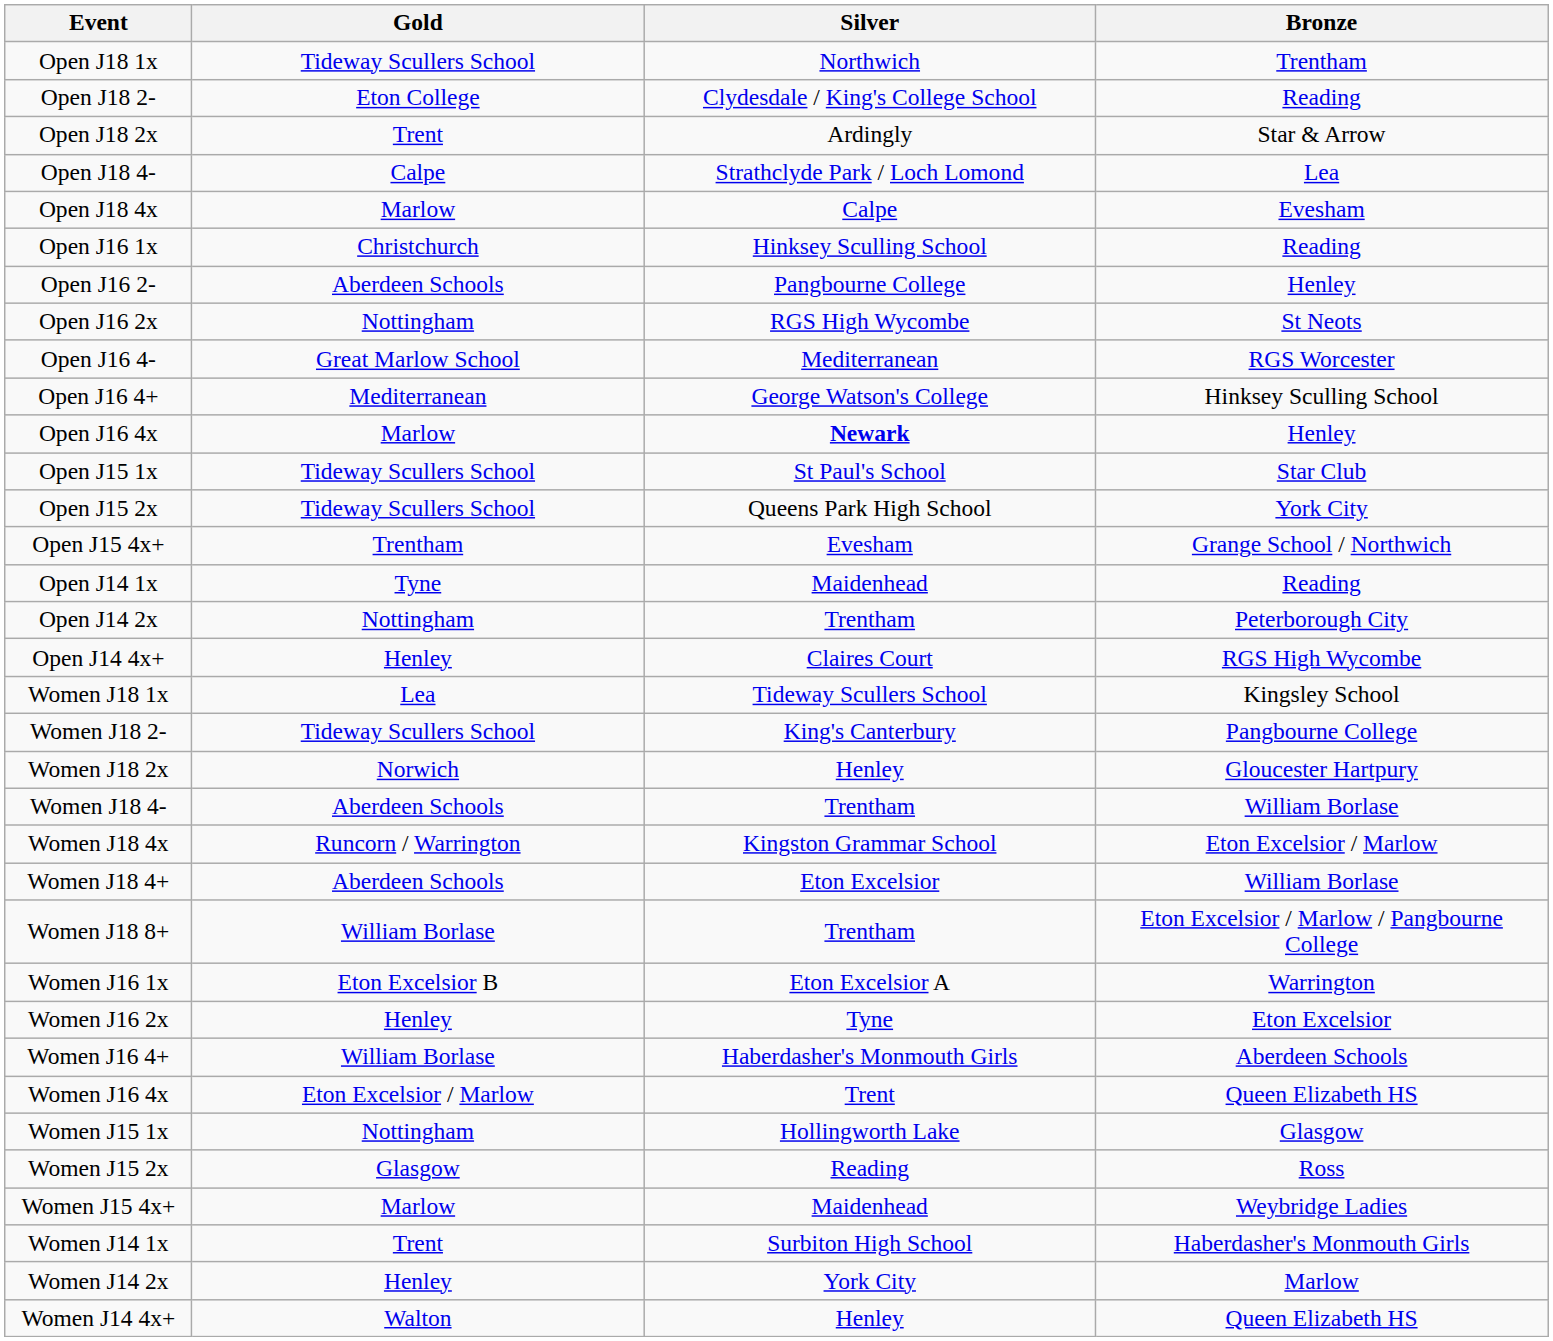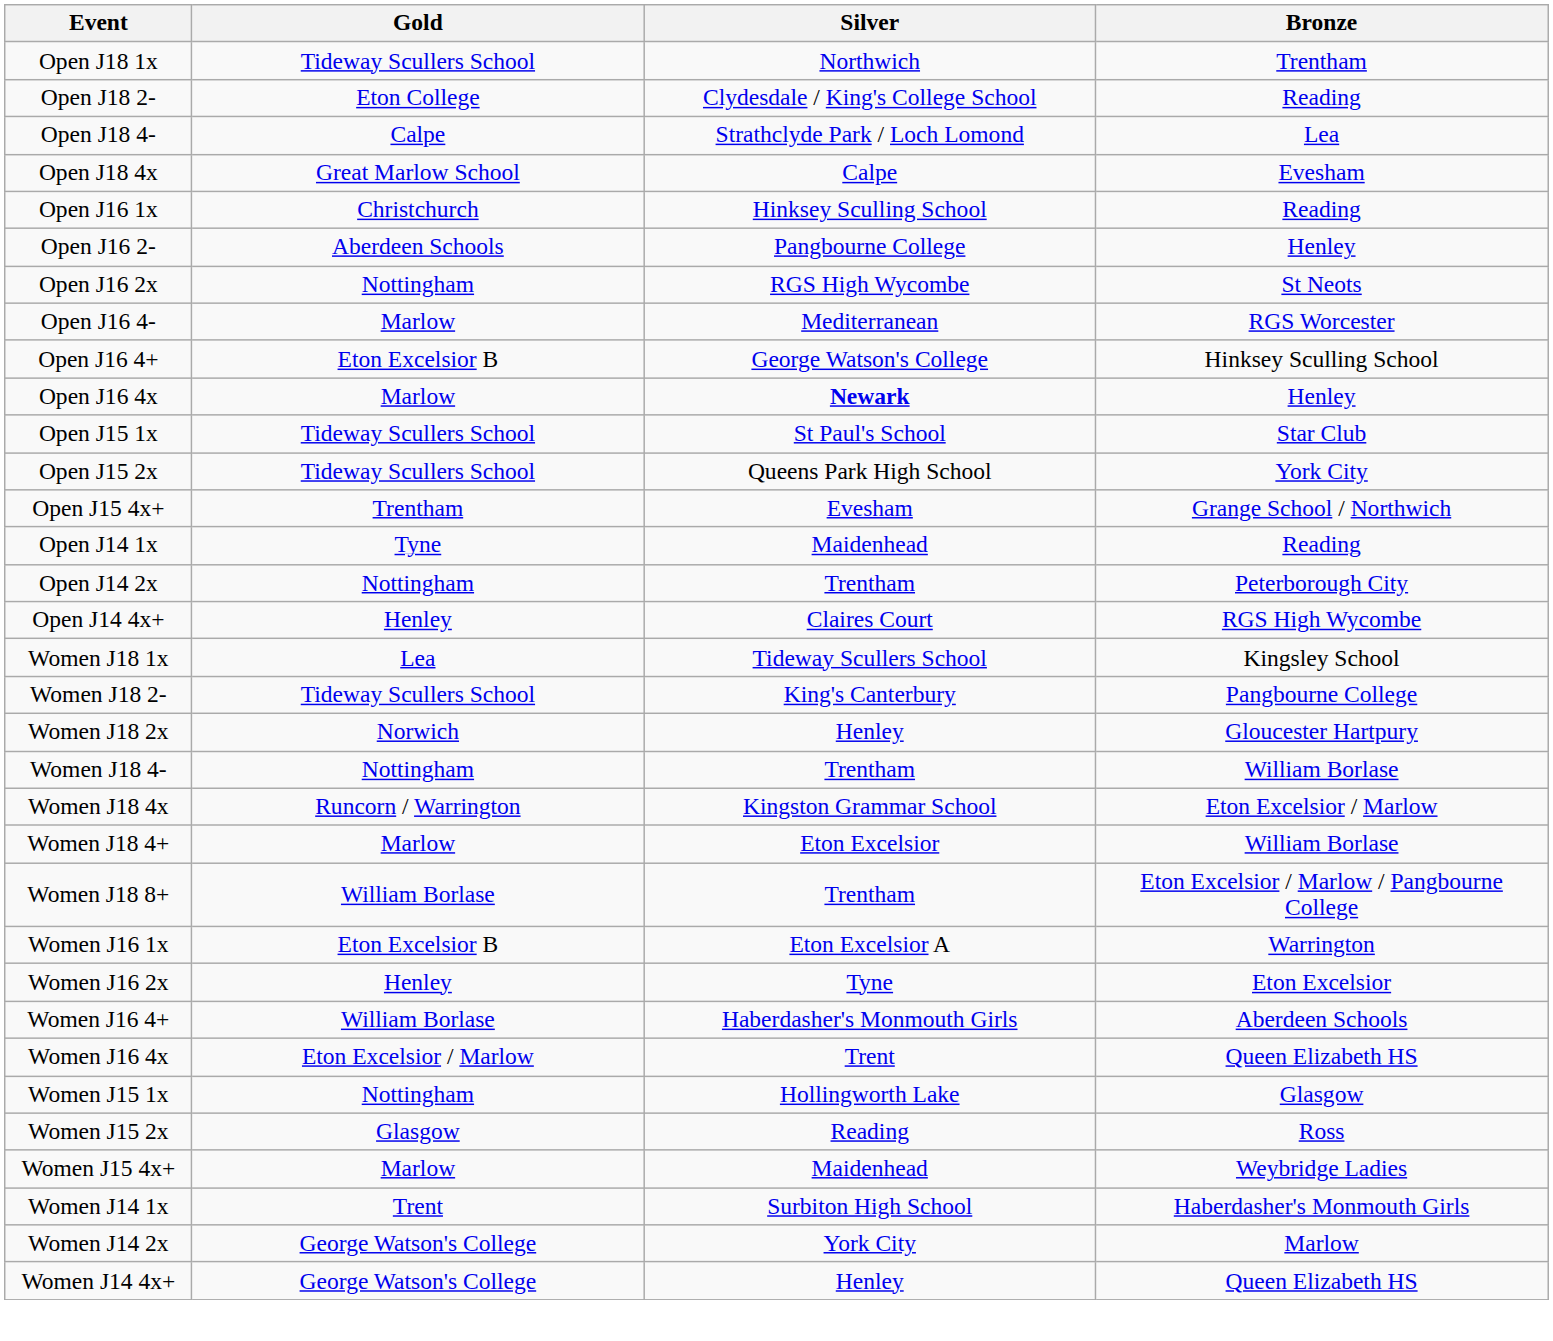- row: (98, 135)
(418, 209) Marlow -> (418, 172) Great Marlow School
(418, 358) Great Marlow School -> (418, 321) Marlow
(418, 396) Mediterranean -> (418, 358) Eton Excelsior B
(418, 806) Aberdeen Schools -> (418, 769) Nottingham
(418, 881) Aberdeen Schools -> (418, 843) Marlow
(418, 1280) Henley -> (418, 1243) George Watson's College
(418, 1317) Walton -> (418, 1280) George Watson's College
